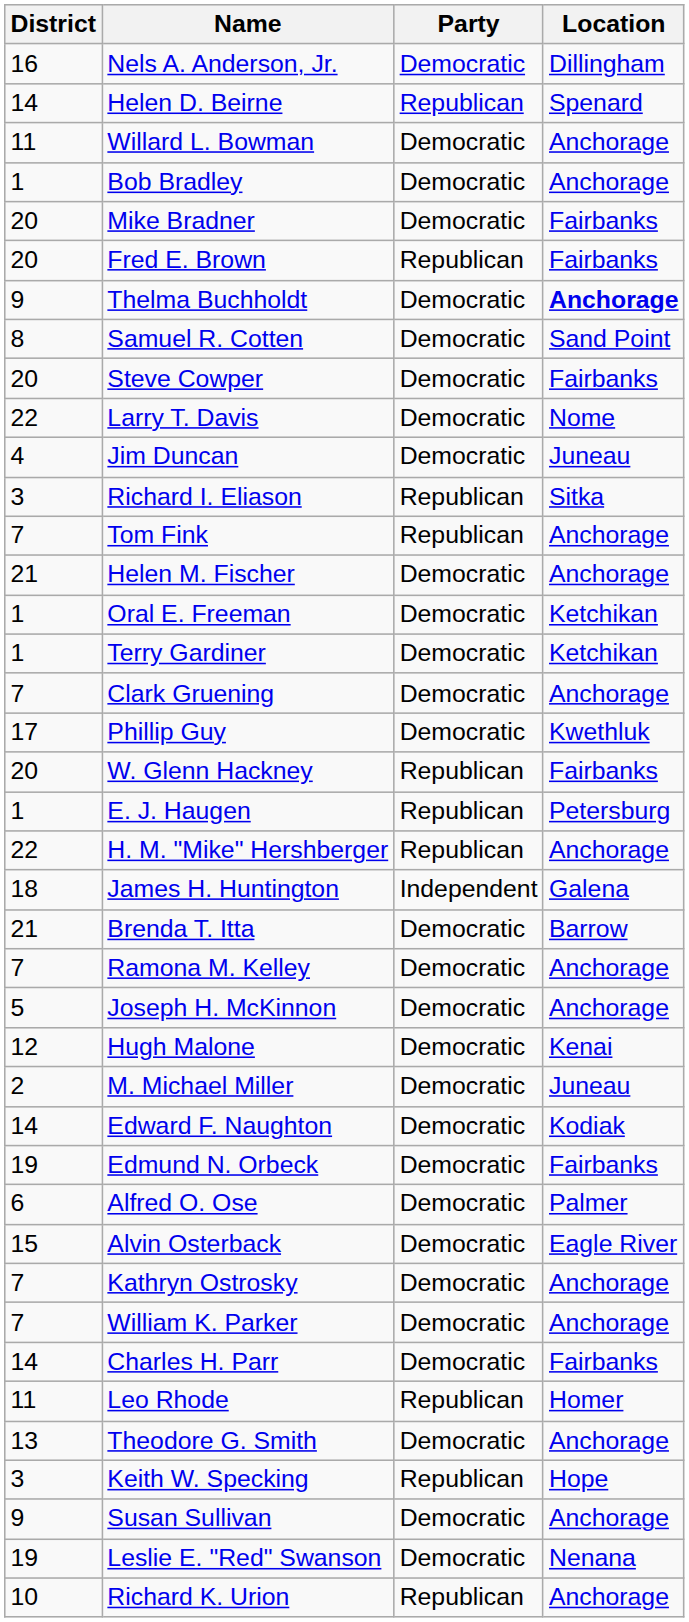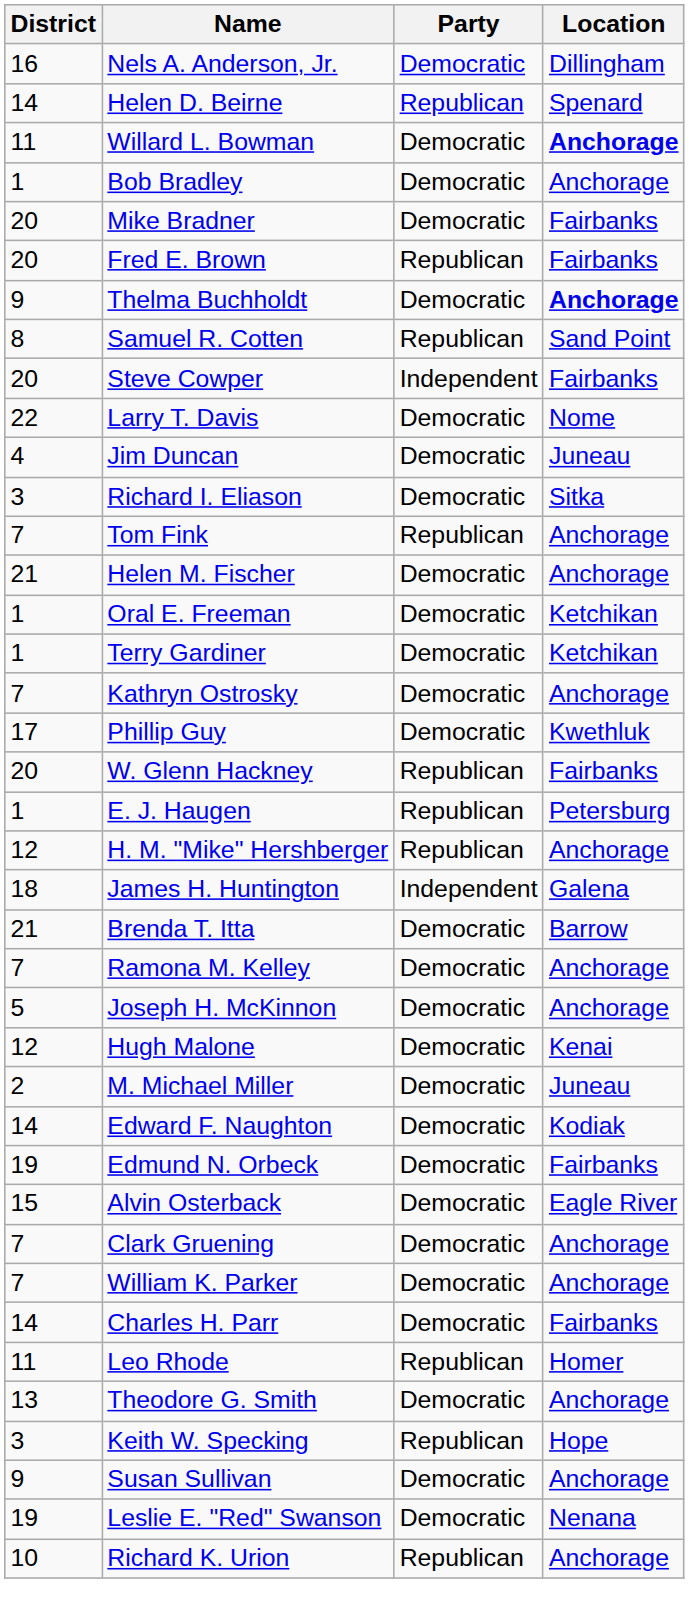(609, 142) normal -> (614, 142) bold
(462, 338) Democratic -> (462, 338) Republican
(462, 378) Democratic -> (469, 378) Independent
(462, 496) Republican -> (462, 496) Democratic
rows swapped: (191, 692) <-> (202, 1282)
(24, 850) 22 -> (24, 850) 12
- row: (182, 1204)
